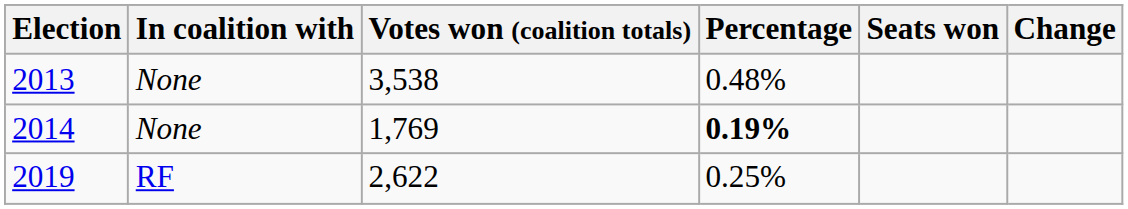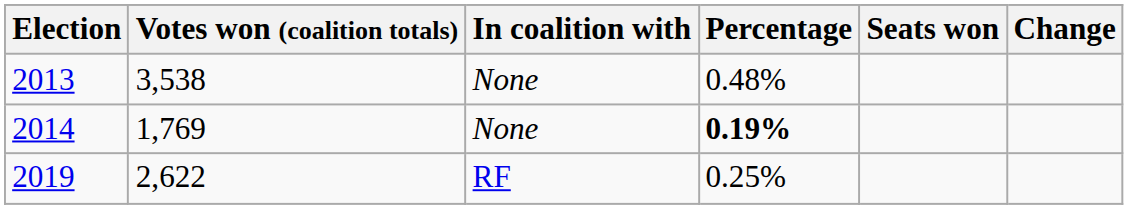columns swapped: (245, 29) <-> (530, 29)
